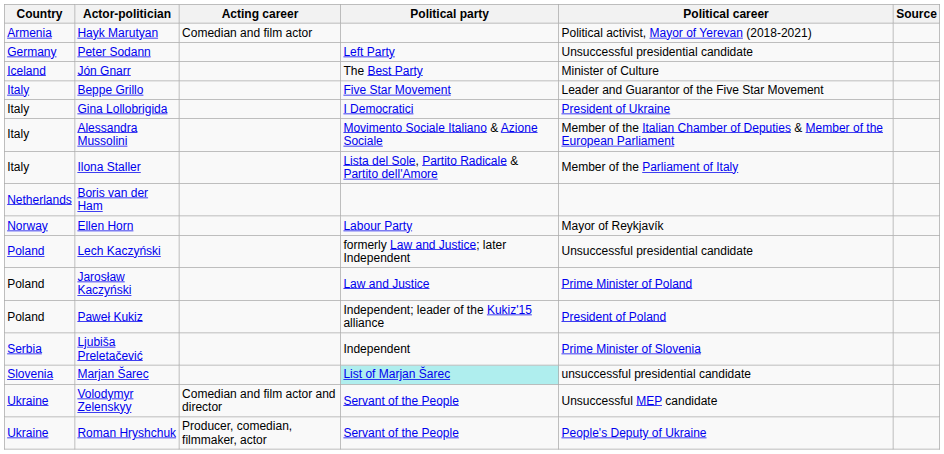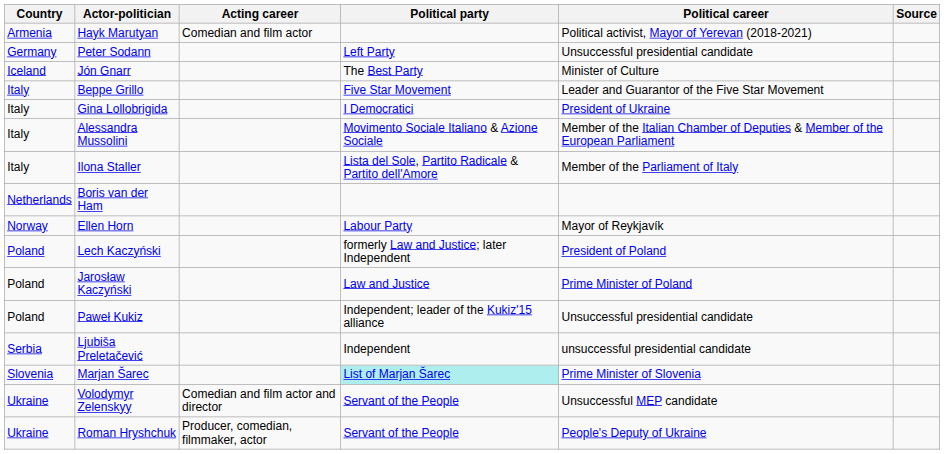(657, 251) Unsuccessful presidential candidate -> (614, 251) President of Poland
(614, 316) President of Poland -> (657, 316) Unsuccessful presidential candidate
(631, 349) Prime Minister of Slovenia -> (656, 349) unsuccessful presidential candidate
(656, 374) unsuccessful presidential candidate -> (631, 374) Prime Minister of Slovenia
